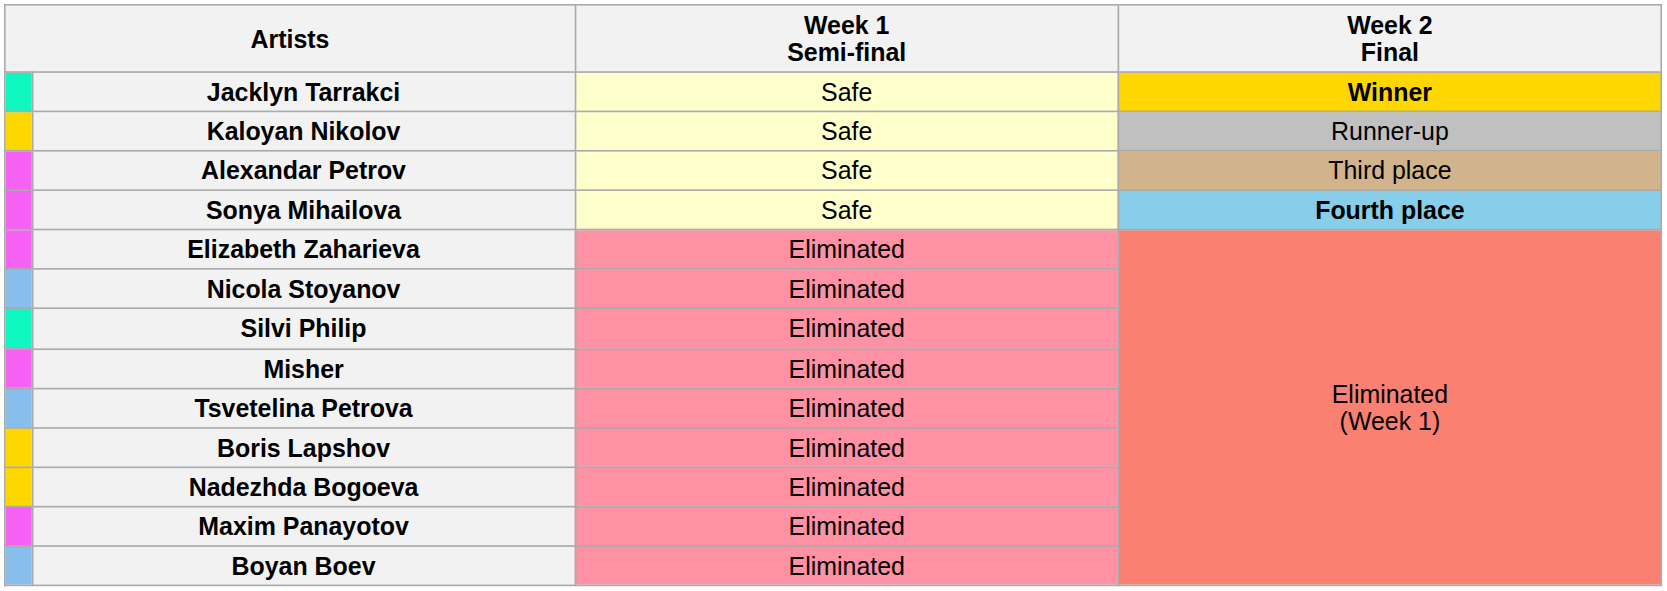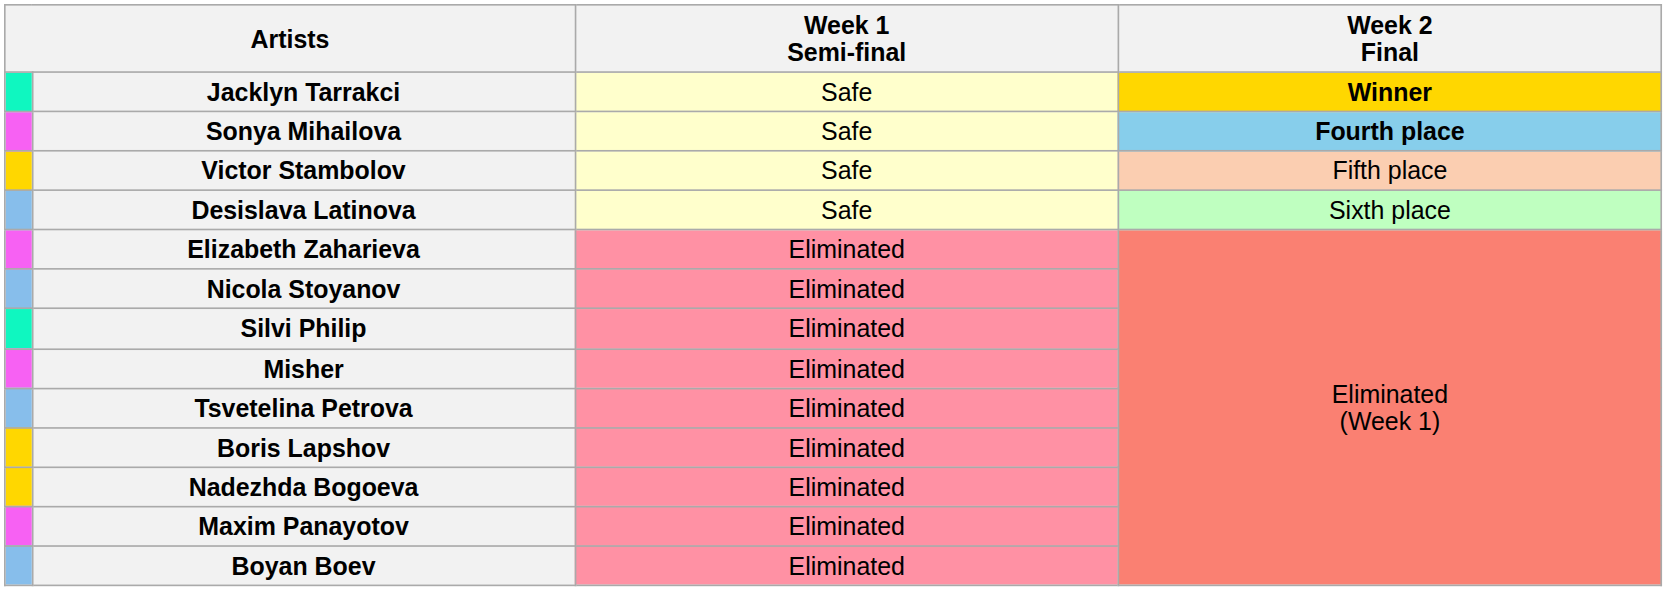- row: (304, 132)
- row: (304, 171)
+ row: (304, 171)
+ row: (304, 210)
